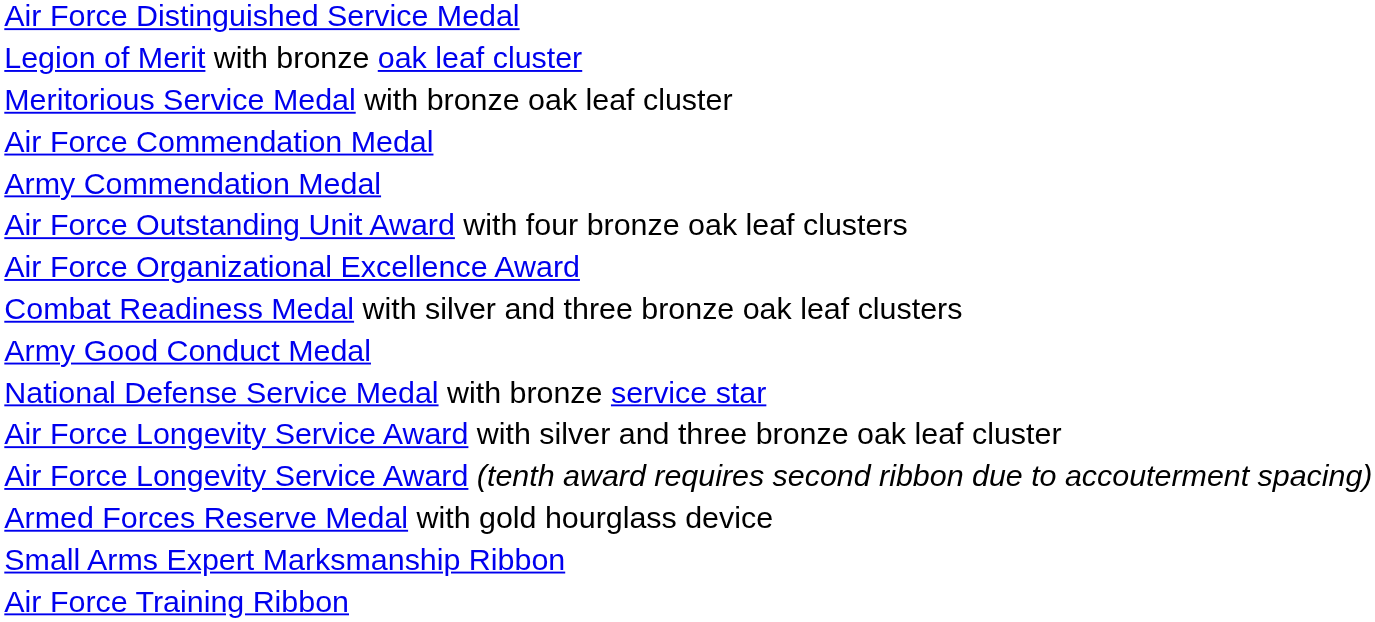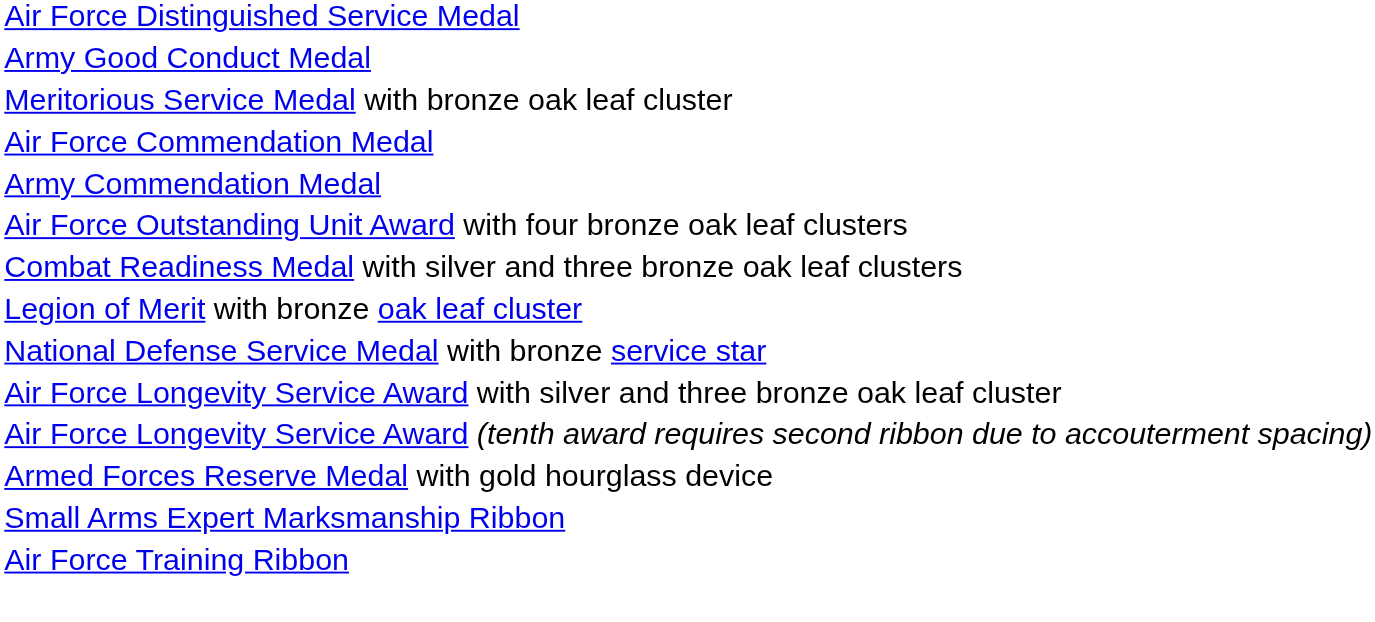rows swapped: (293, 58) <-> (188, 350)
- row: (292, 267)
